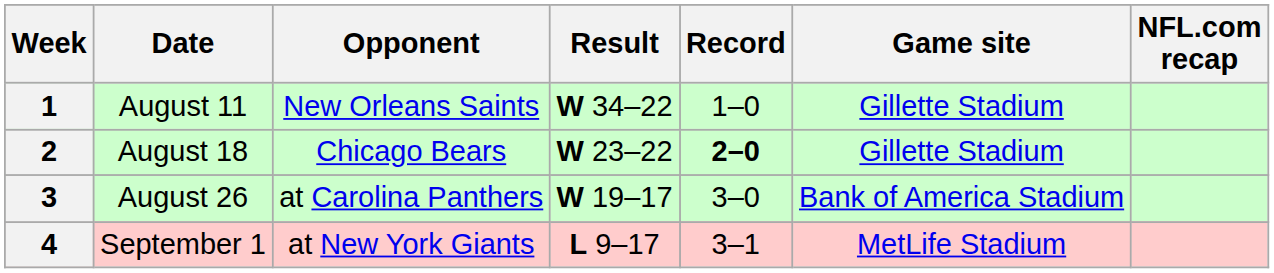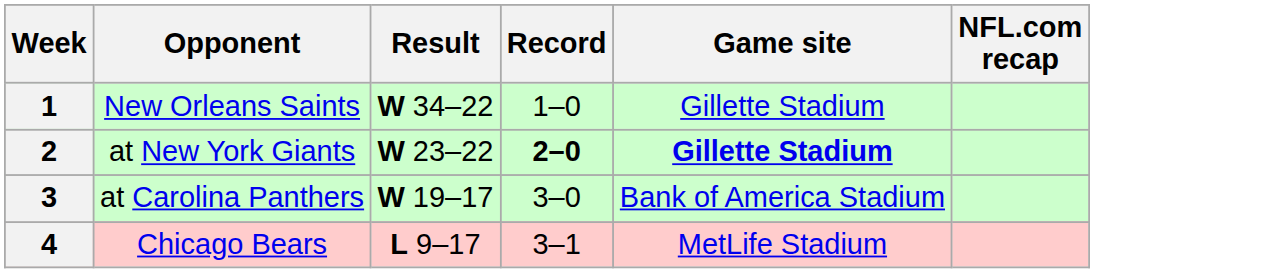- column: (183, 43)
(411, 151) Chicago Bears -> (232, 151) at New York Giants
(962, 151) normal -> (782, 151) bold
(411, 243) at New York Giants -> (232, 243) Chicago Bears
